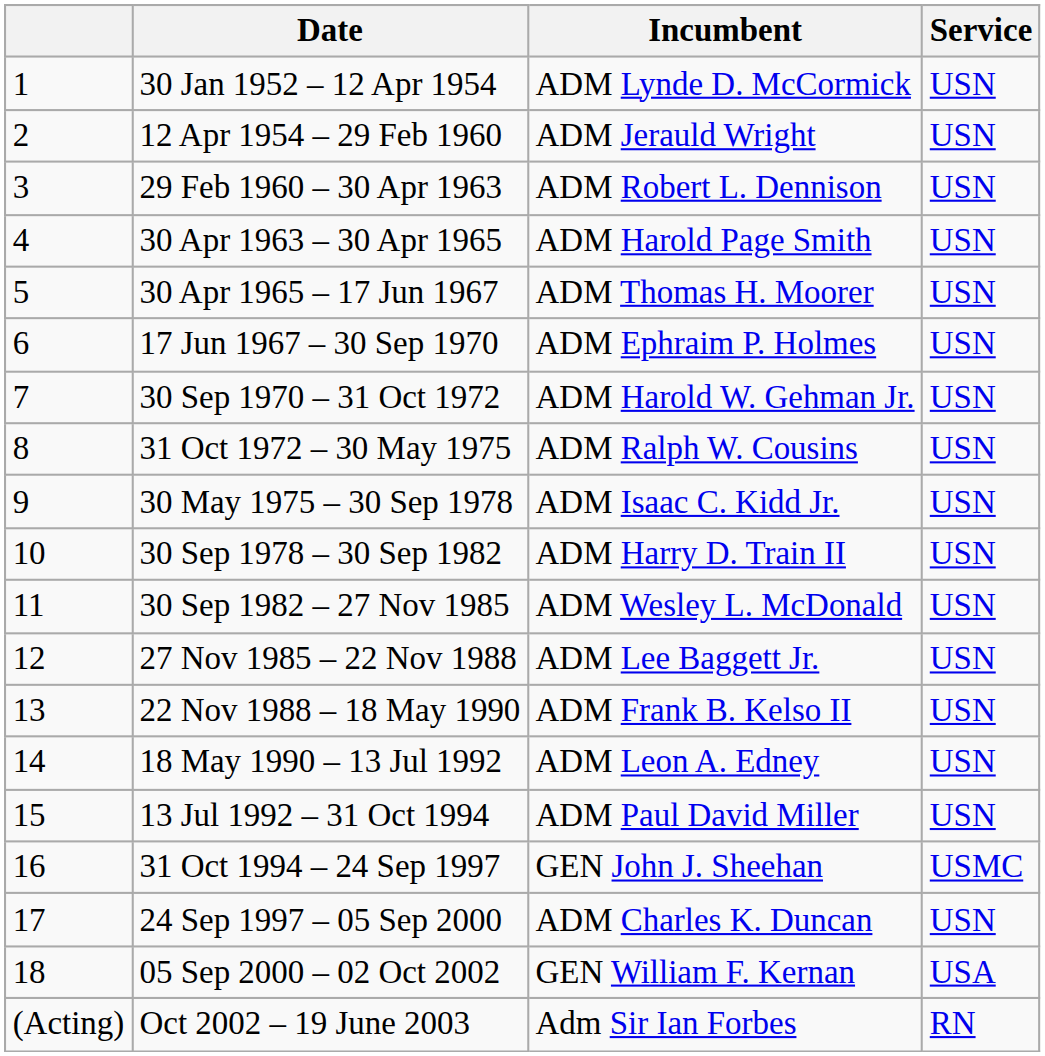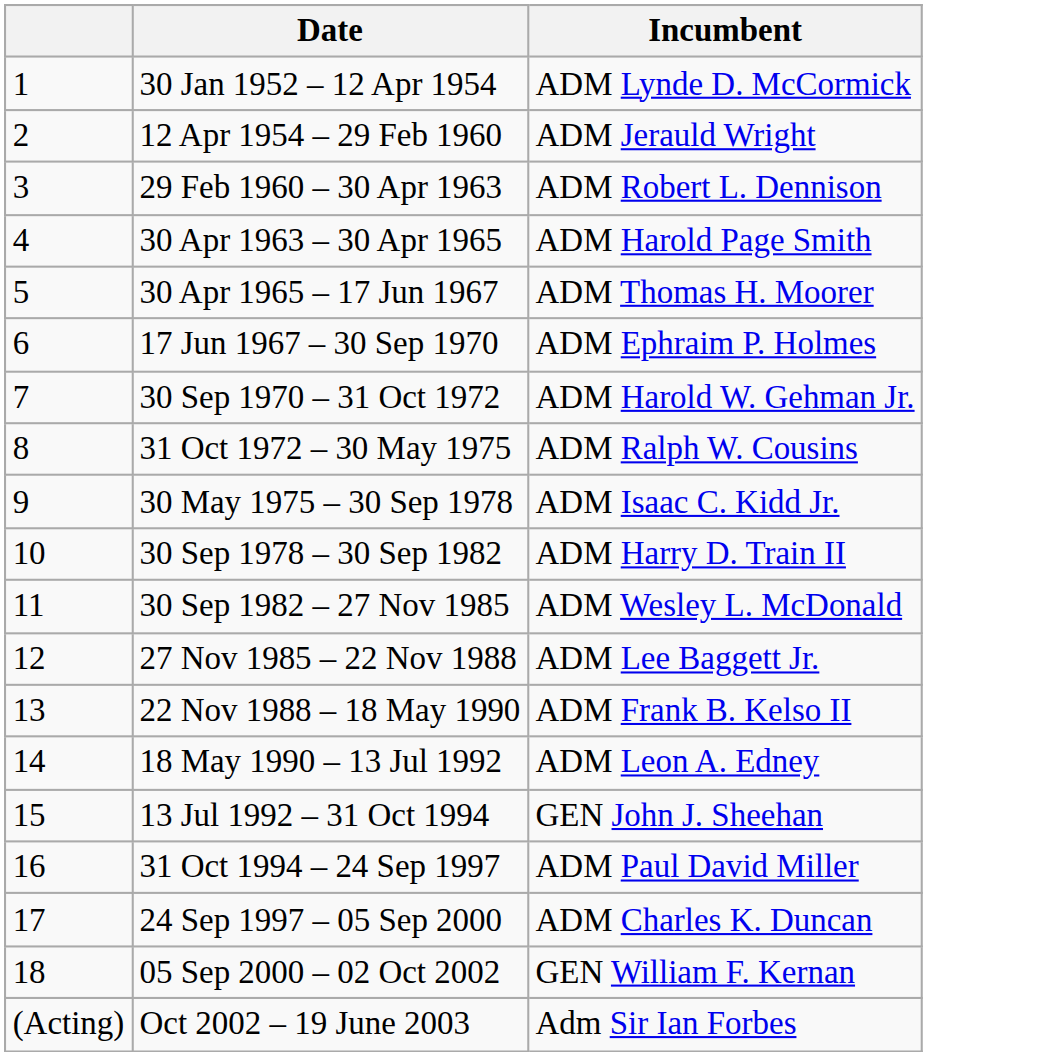- column: (981, 30)
(697, 814) ADM Paul David Miller -> (679, 814) GEN John J. Sheehan
(679, 866) GEN John J. Sheehan -> (697, 866) ADM Paul David Miller
